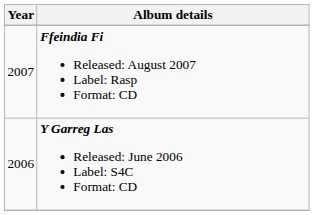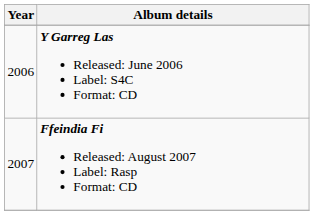rows swapped: (173, 157) <-> (173, 65)
